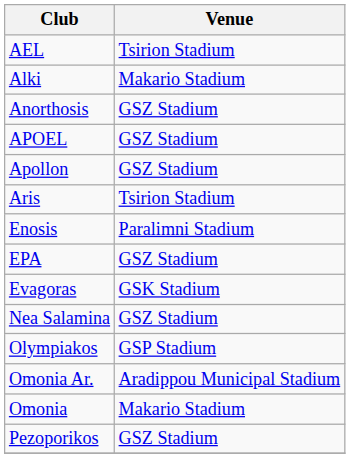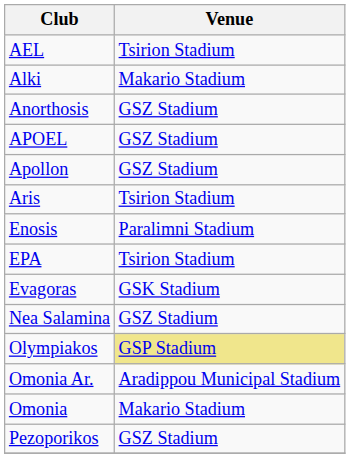(168, 259) GSZ Stadium -> (177, 259) Tsirion Stadium
(167, 349) no background -> (167, 349) khaki background
